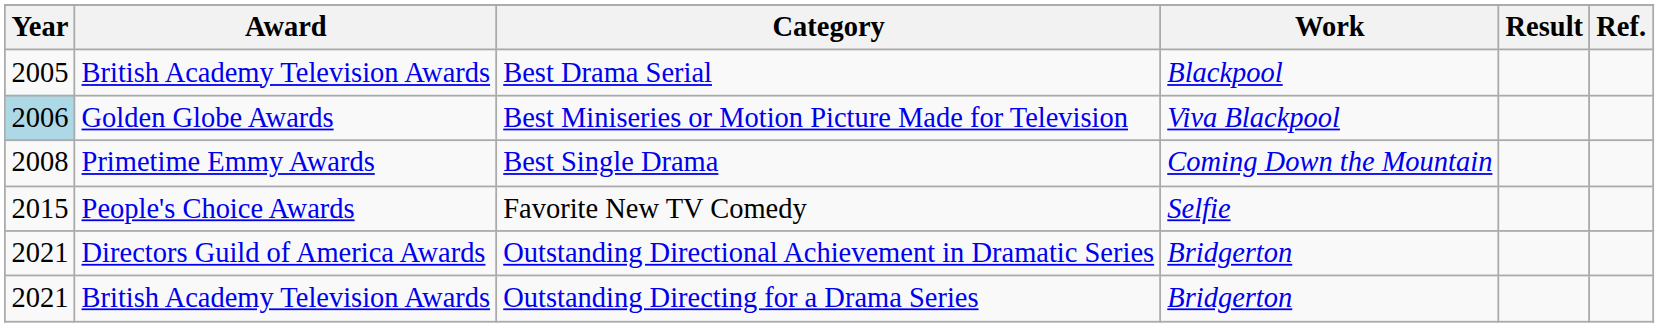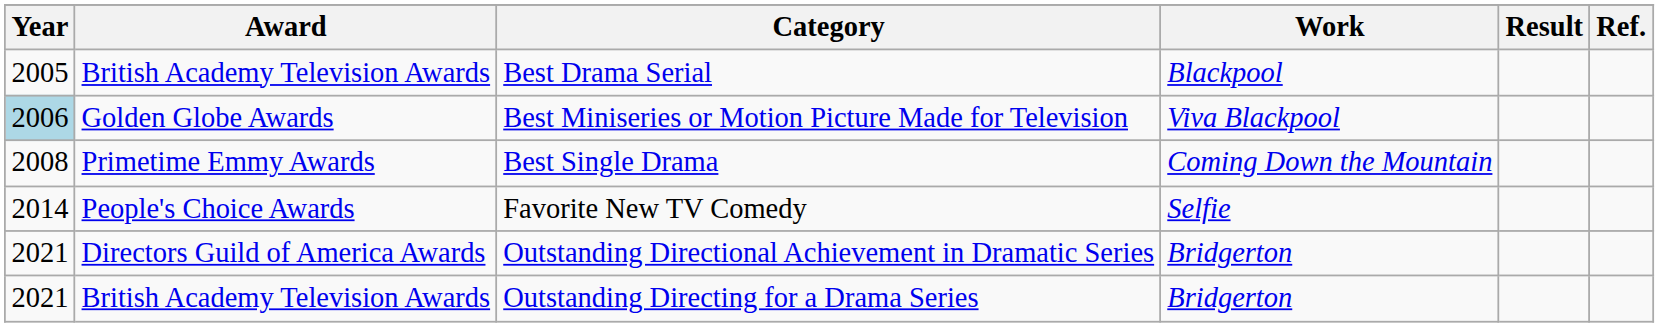(40, 207) 2015 -> (40, 207) 2014
